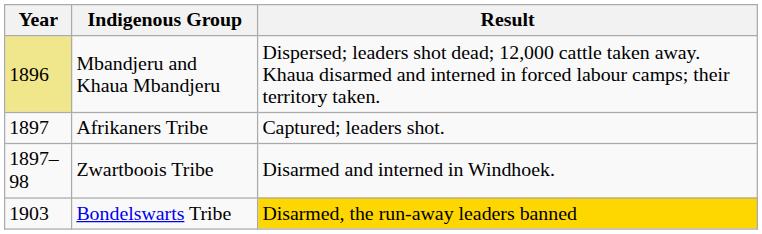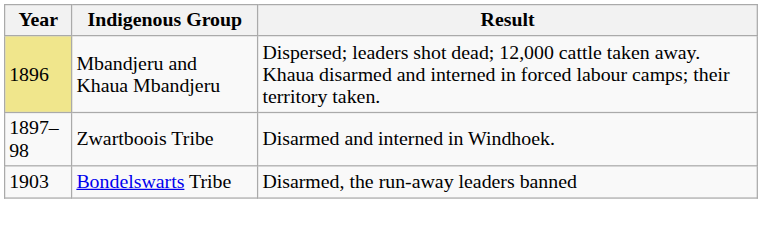- row: (142, 127)
(420, 213) gold background -> (420, 181) no background
